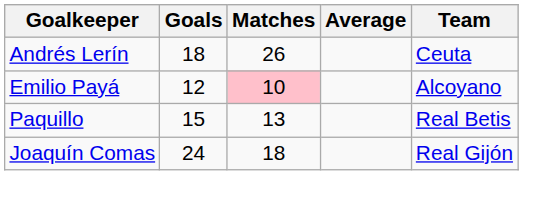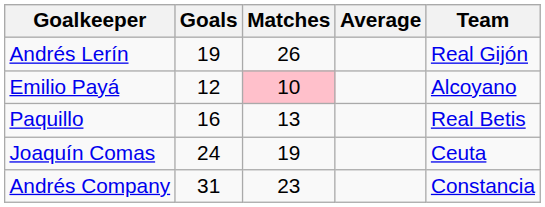(194, 53) 18 -> (209, 53) 19
(444, 53) Ceuta -> (479, 53) Real Gijón
(194, 119) 15 -> (209, 119) 16
(274, 152) 18 -> (289, 152) 19
(464, 152) Real Gijón -> (459, 152) Ceuta
+ row: (90, 185)
